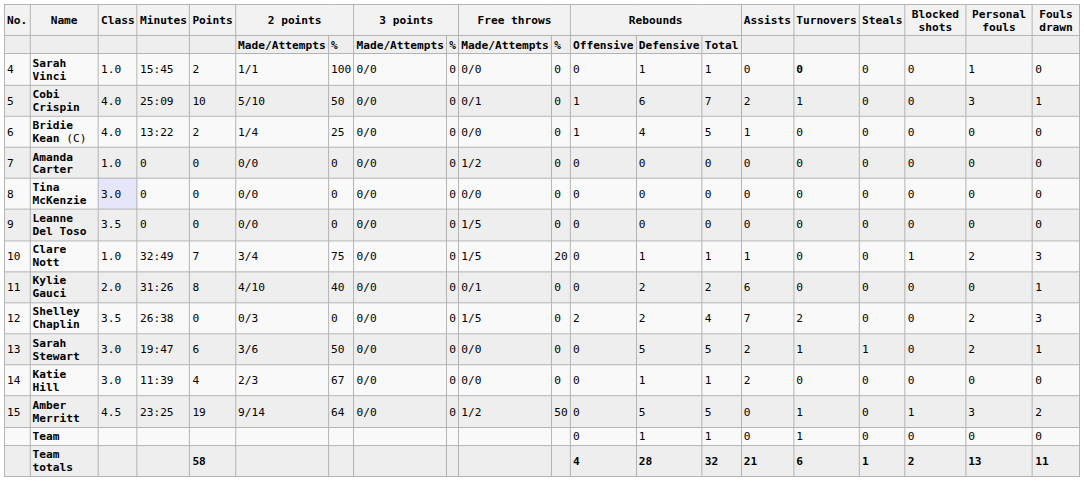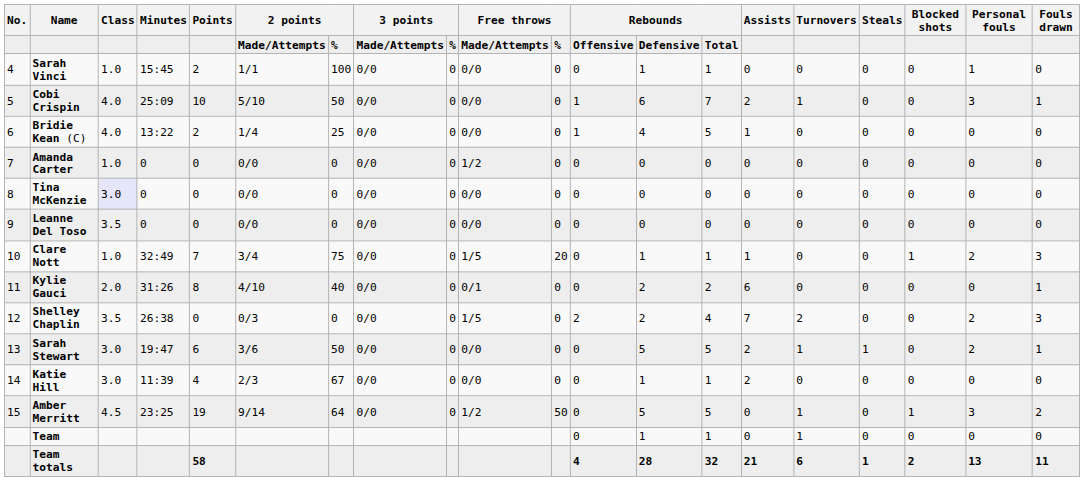(800, 69) bold -> (800, 69) normal
(471, 100) 0/1 -> (471, 100) 0/0
(471, 225) 1/5 -> (471, 225) 0/0
